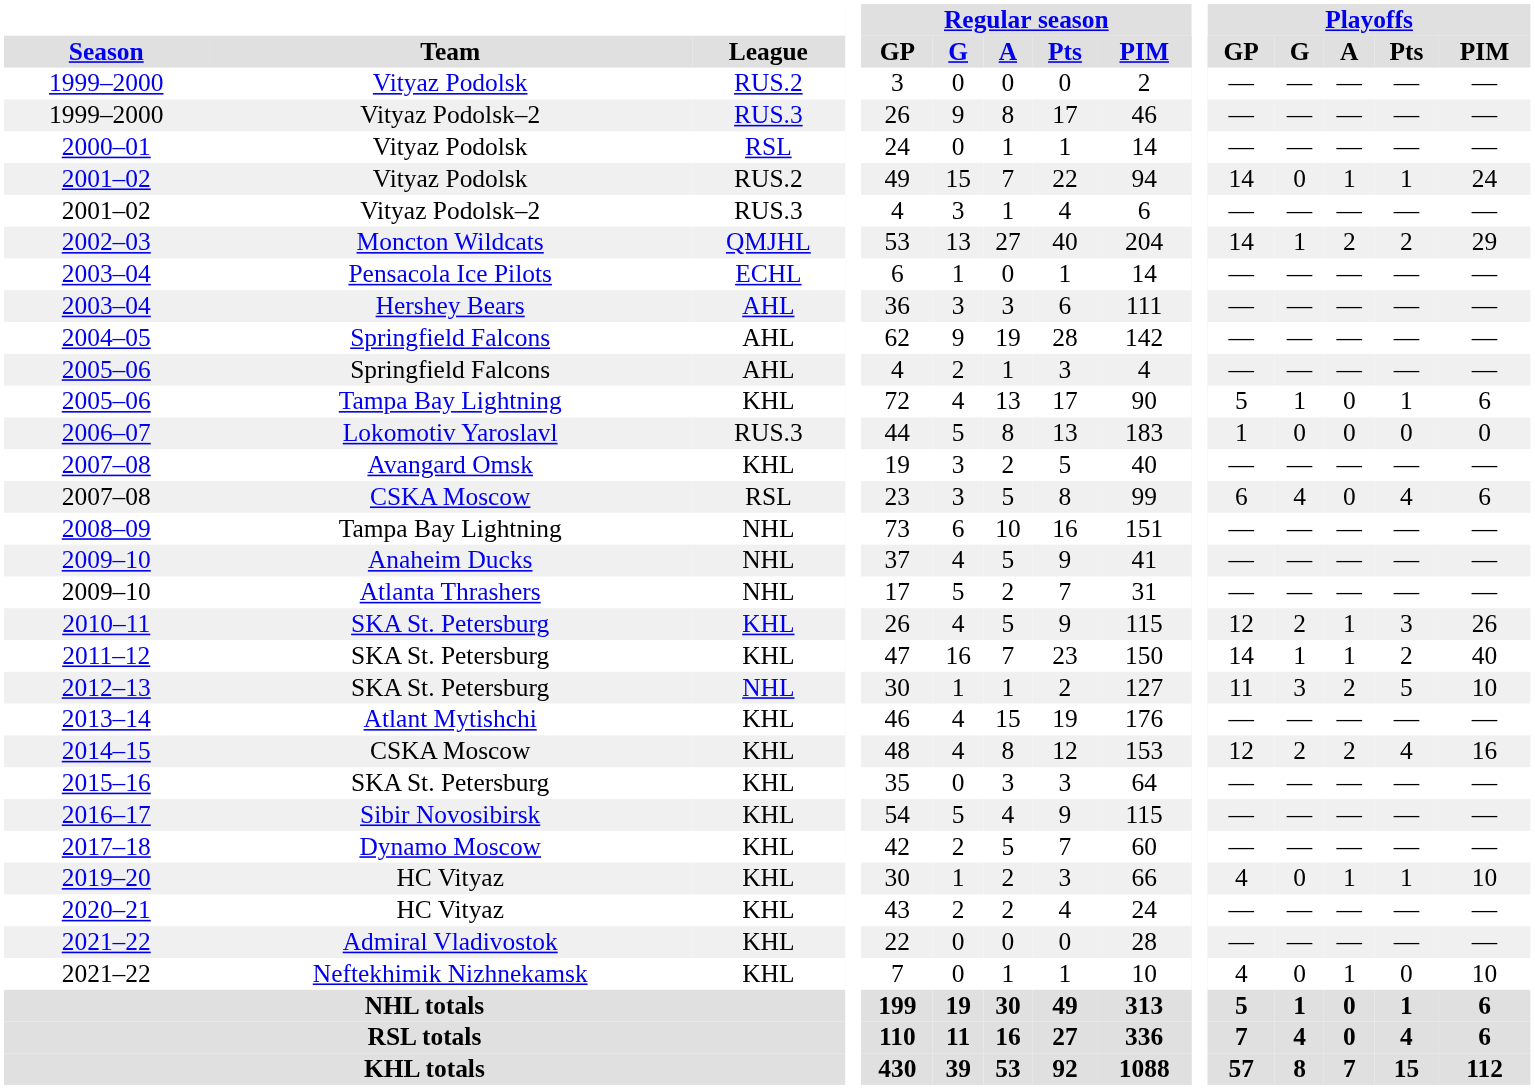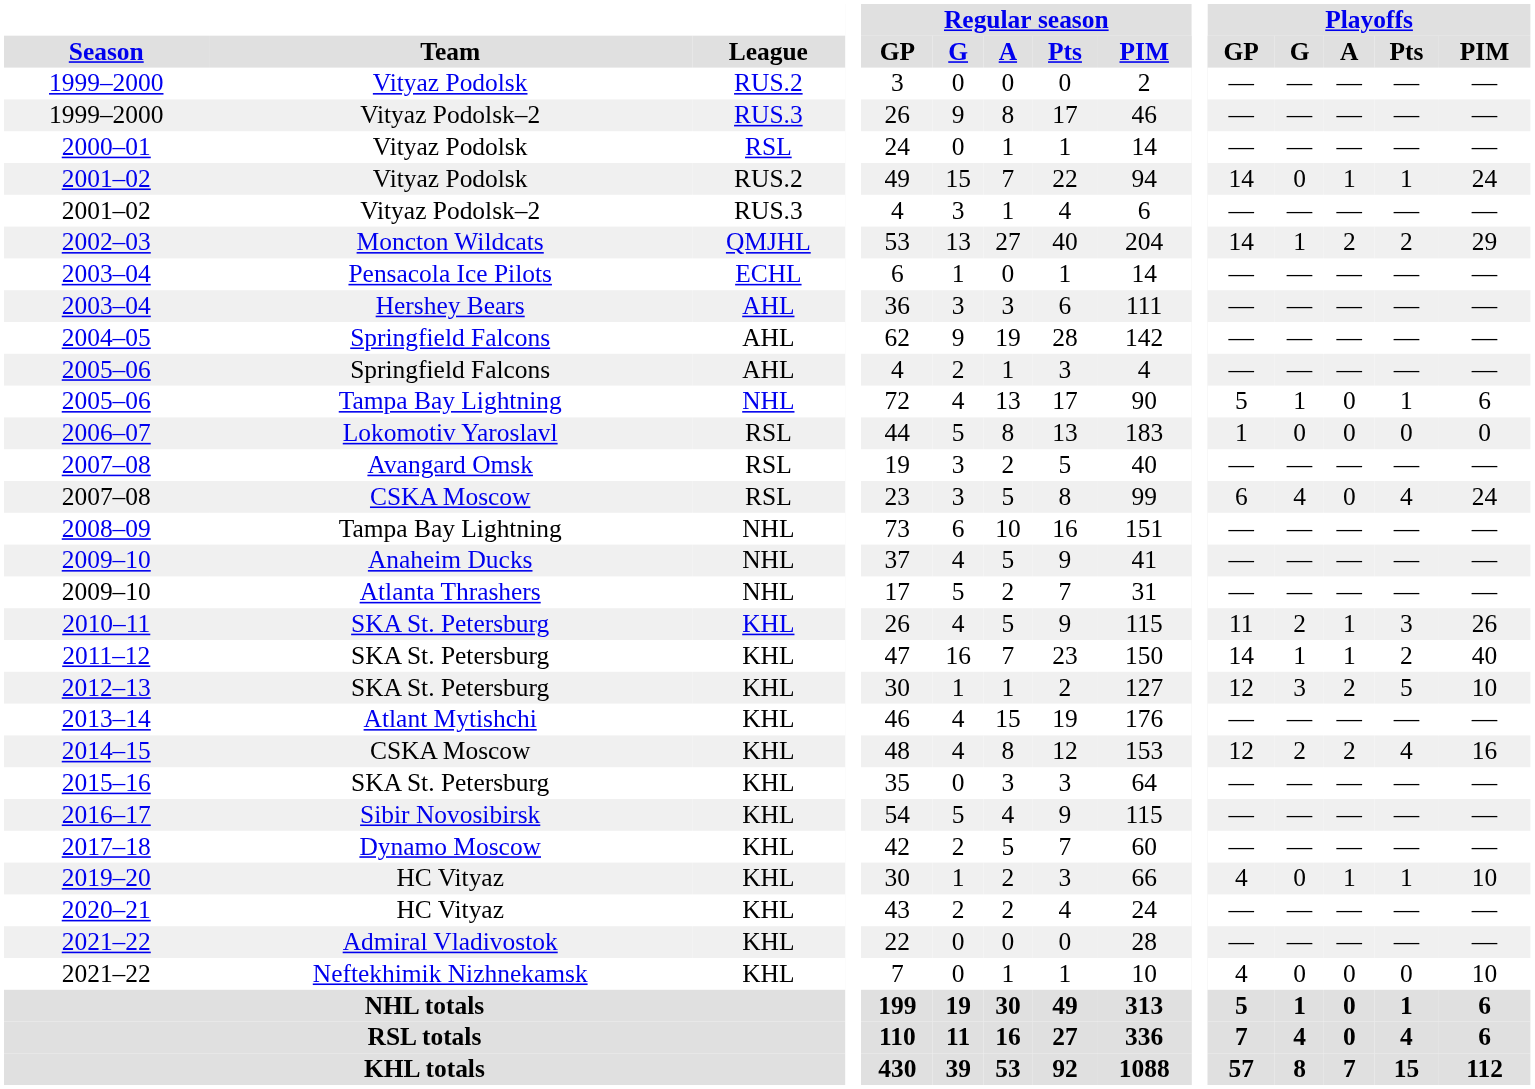(768, 401) KHL -> (768, 401) NHL
(768, 433) RUS.3 -> (768, 433) RSL
(768, 464) KHL -> (768, 464) RSL
(1485, 496) 6 -> (1485, 496) 24
(1241, 623) 12 -> (1241, 623) 11
(768, 687) NHL -> (768, 687) KHL
(1241, 687) 11 -> (1241, 687) 12
(1349, 973) 1 -> (1349, 973) 0
